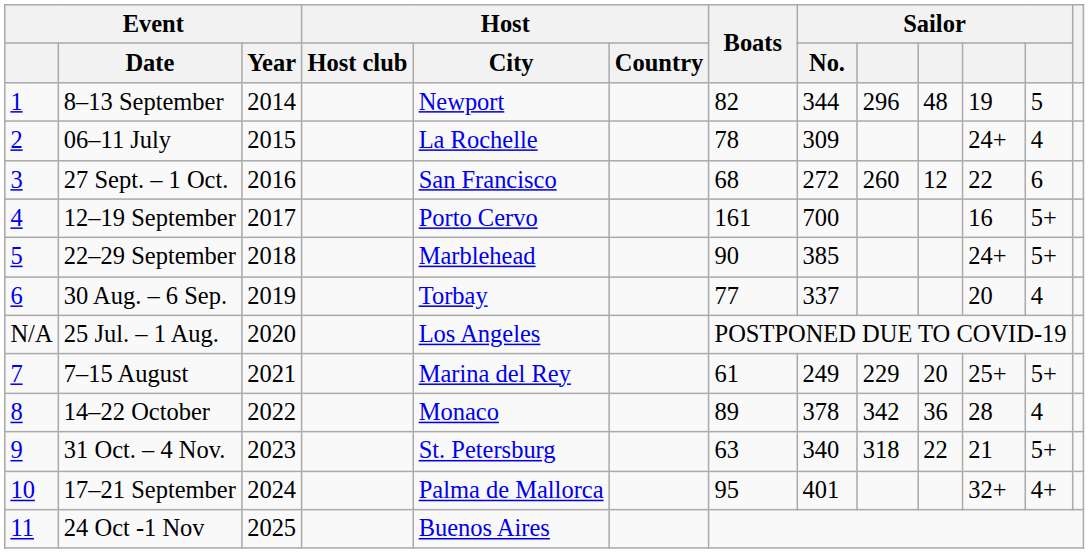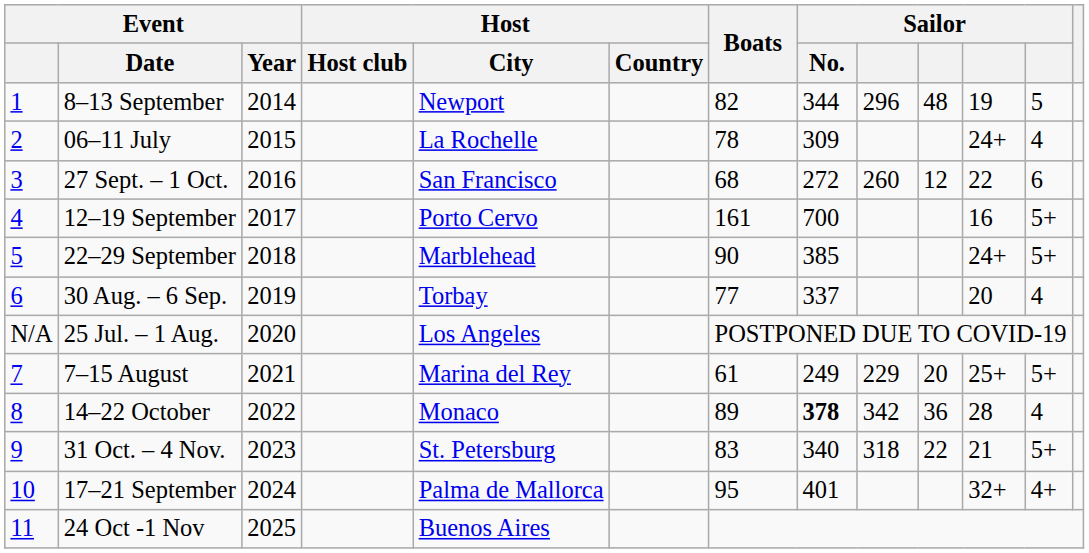(821, 412) normal -> (821, 412) bold
(727, 450) 63 -> (727, 450) 83
